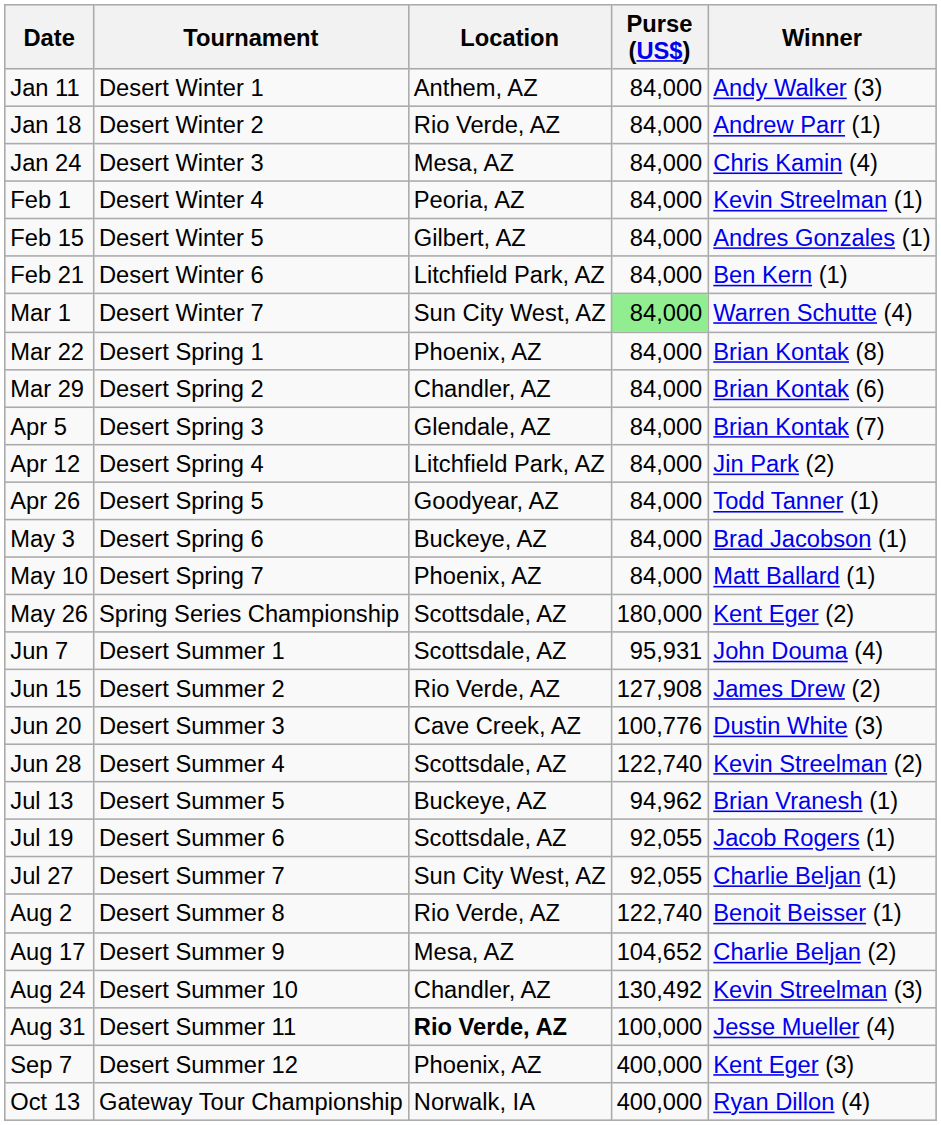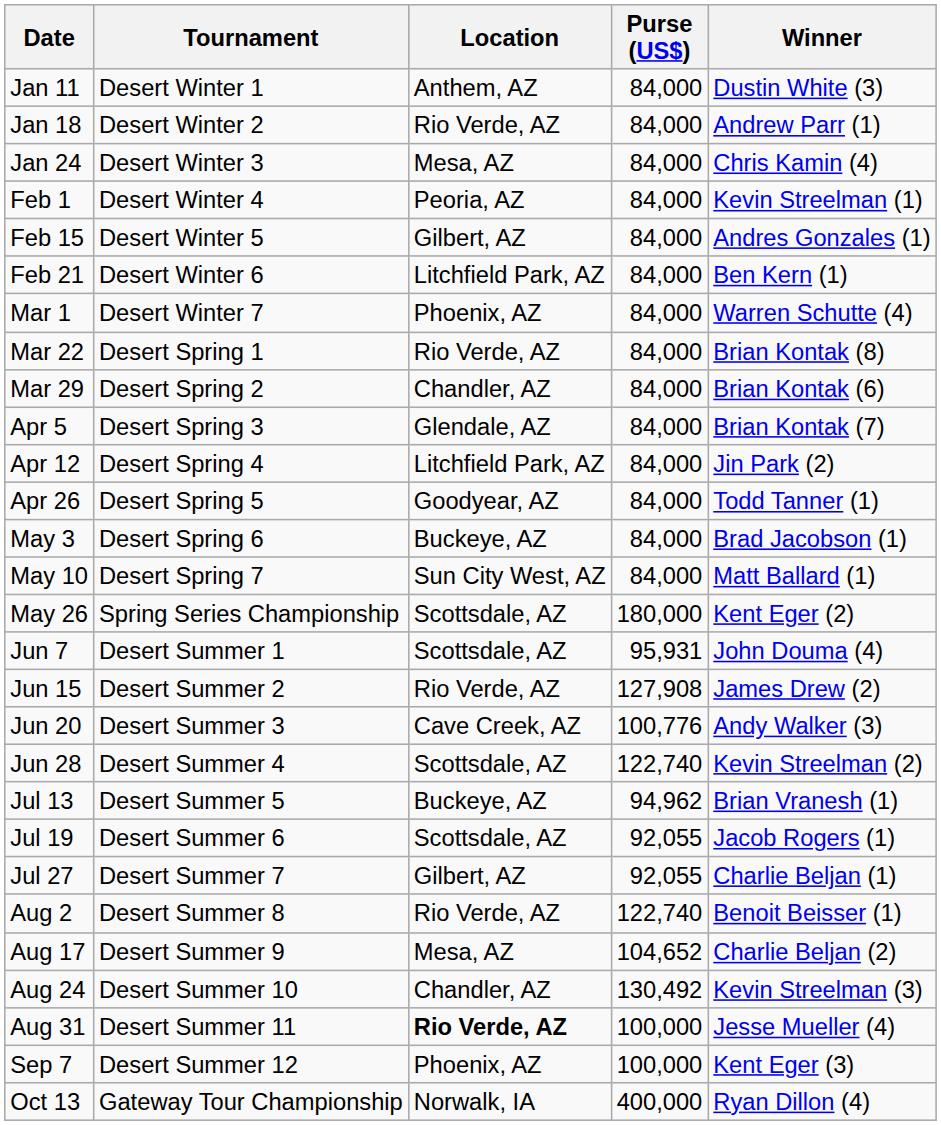(798, 88) Andy Walker (3) -> (798, 88) Dustin White (3)
(510, 313) Sun City West, AZ -> (478, 313) Phoenix, AZ
(666, 313) lightgreen background -> (666, 313) no background
(478, 351) Phoenix, AZ -> (487, 351) Rio Verde, AZ
(478, 576) Phoenix, AZ -> (510, 576) Sun City West, AZ
(798, 726) Dustin White (3) -> (798, 726) Andy Walker (3)
(510, 876) Sun City West, AZ -> (470, 876) Gilbert, AZ
(659, 1064) 400,000 -> (659, 1064) 100,000
